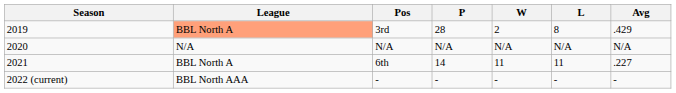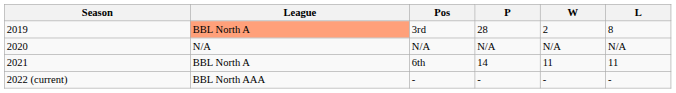- column: (641, 12)
